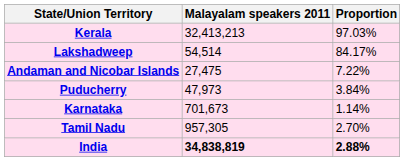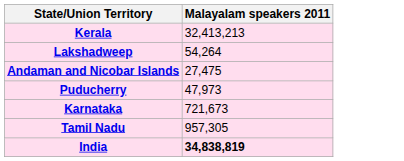- column: (366, 14)
(203, 52) 54,514 -> (203, 52) 54,264
(206, 109) 701,673 -> (206, 109) 721,673
